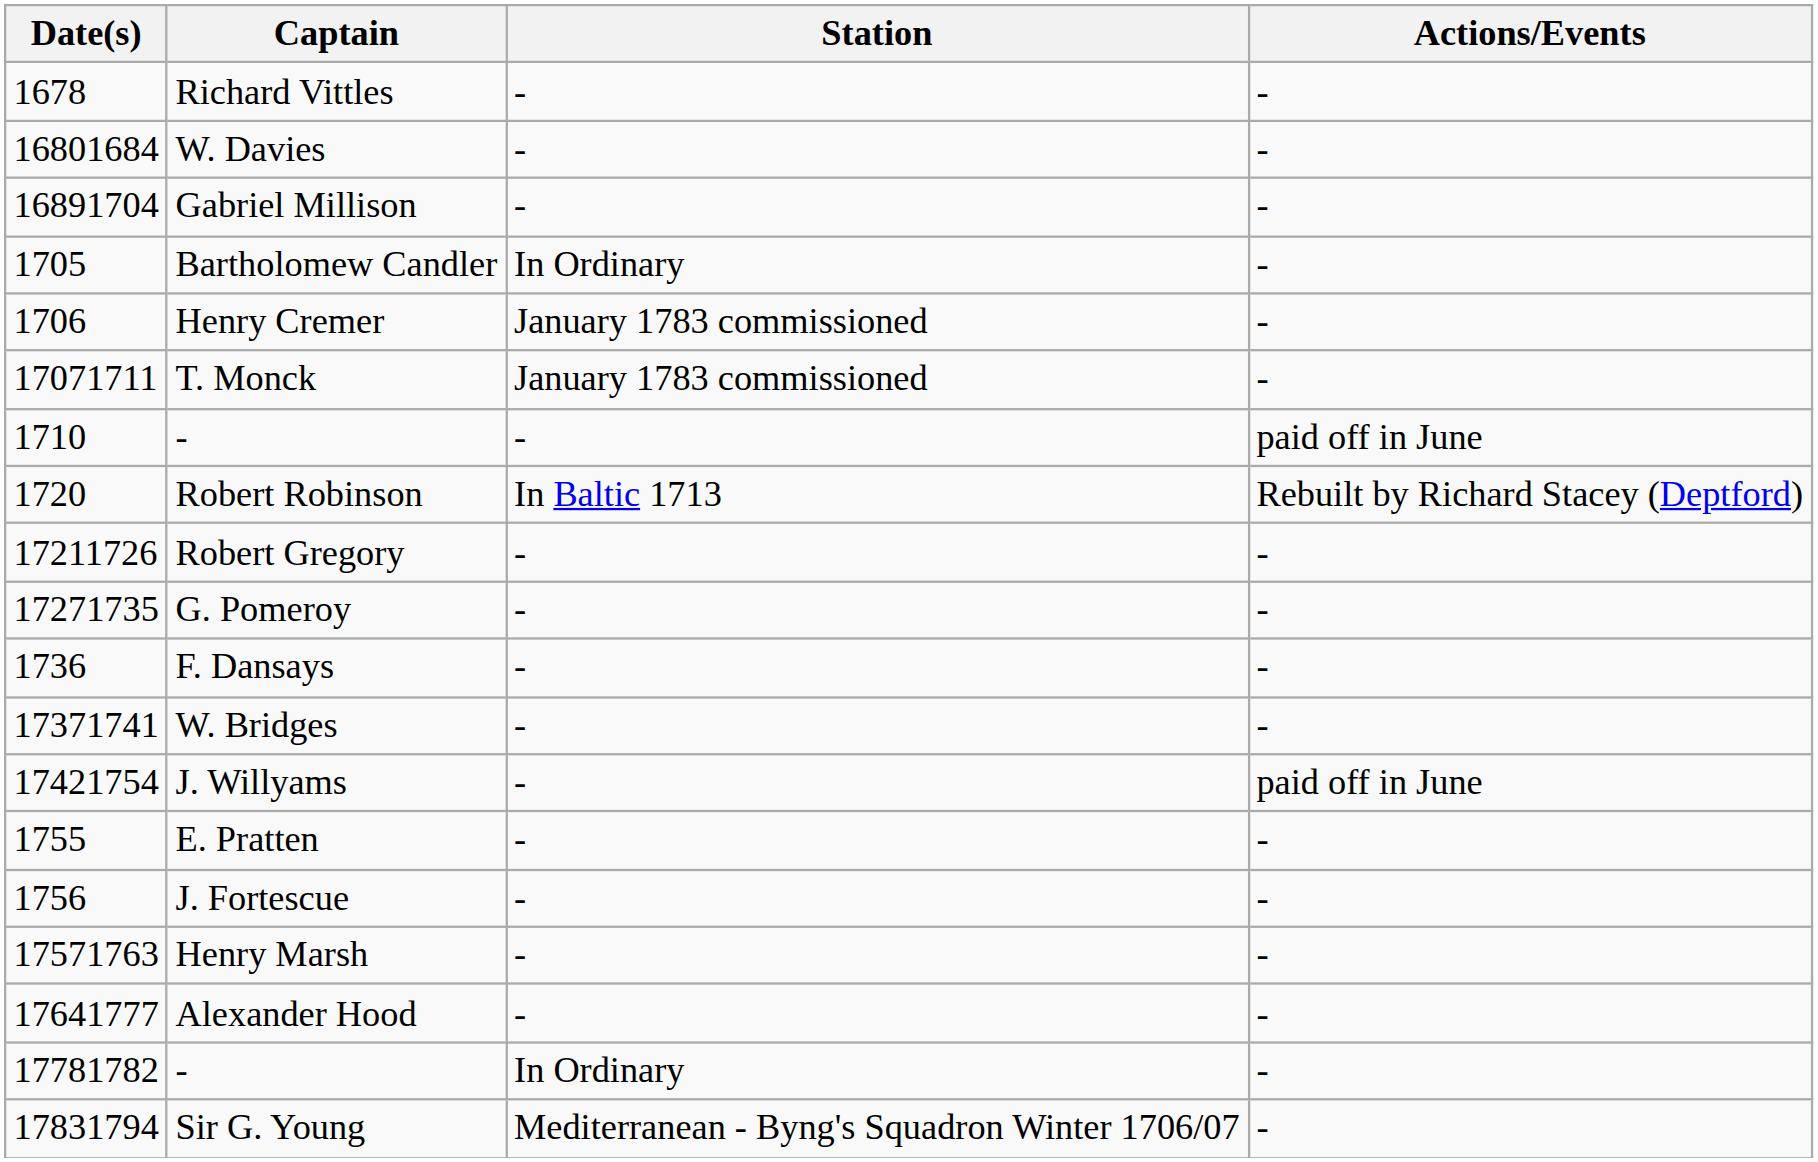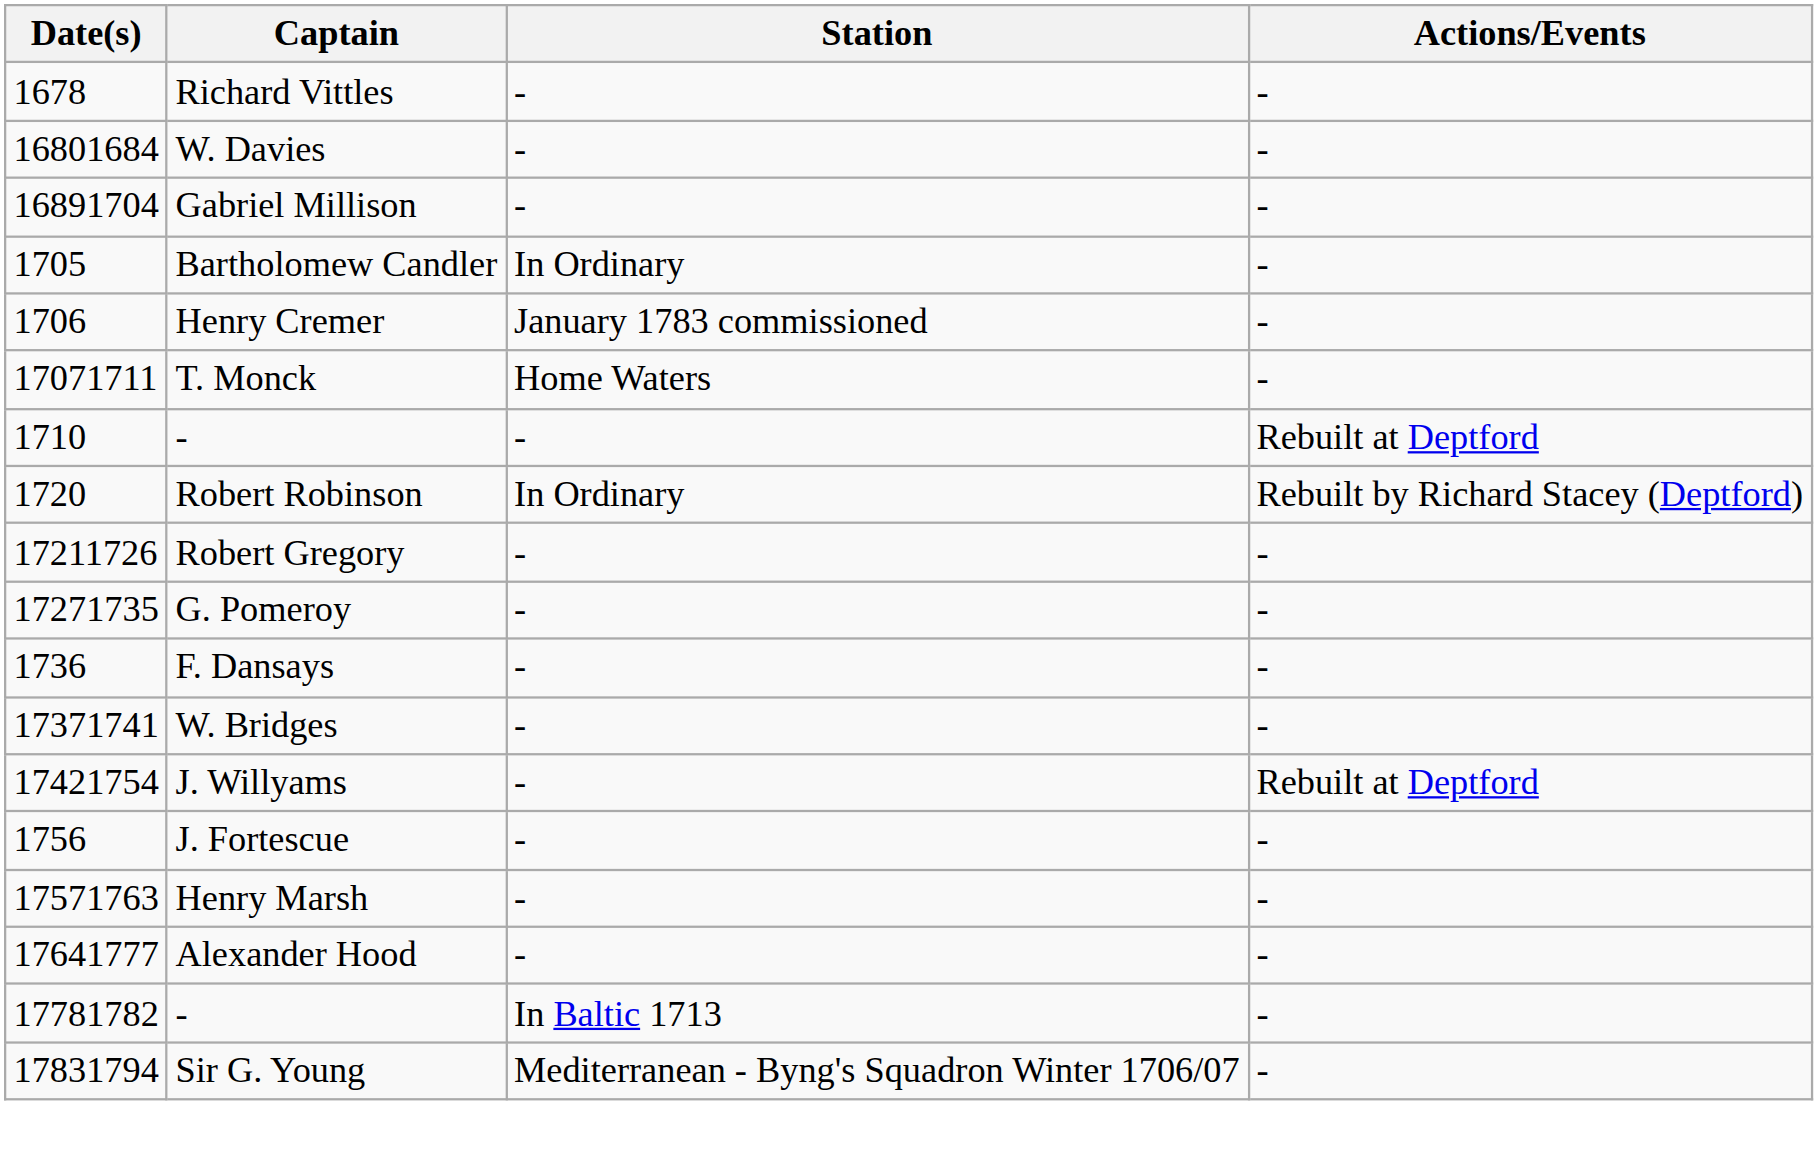(721, 378) January 1783 commissioned -> (613, 378) Home Waters
(1370, 436) paid off in June -> (1398, 436) Rebuilt at Deptford
(618, 494) In Baltic 1713 -> (599, 494) In Ordinary
(1370, 782) paid off in June -> (1398, 782) Rebuilt at Deptford
- row: (50, 839)
(599, 1070) In Ordinary -> (618, 1012) In Baltic 1713
